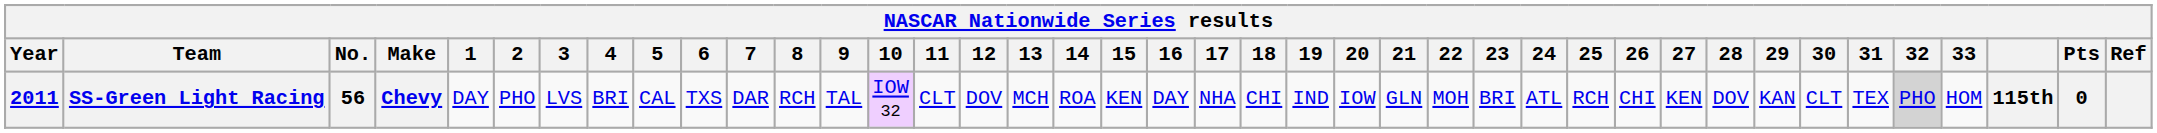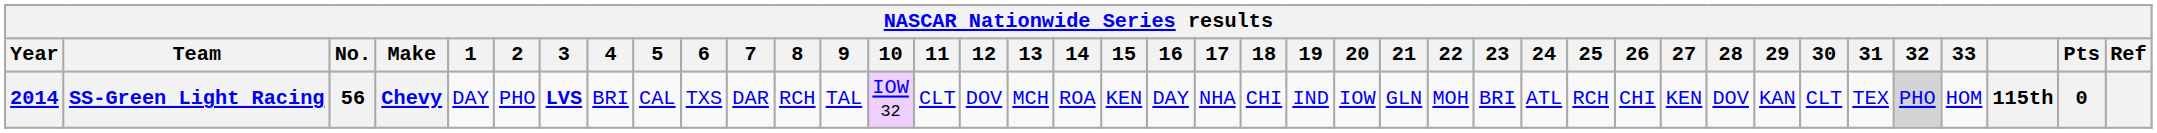(34, 99) 2011 -> (34, 99) 2014
(564, 99) normal -> (564, 99) bold
